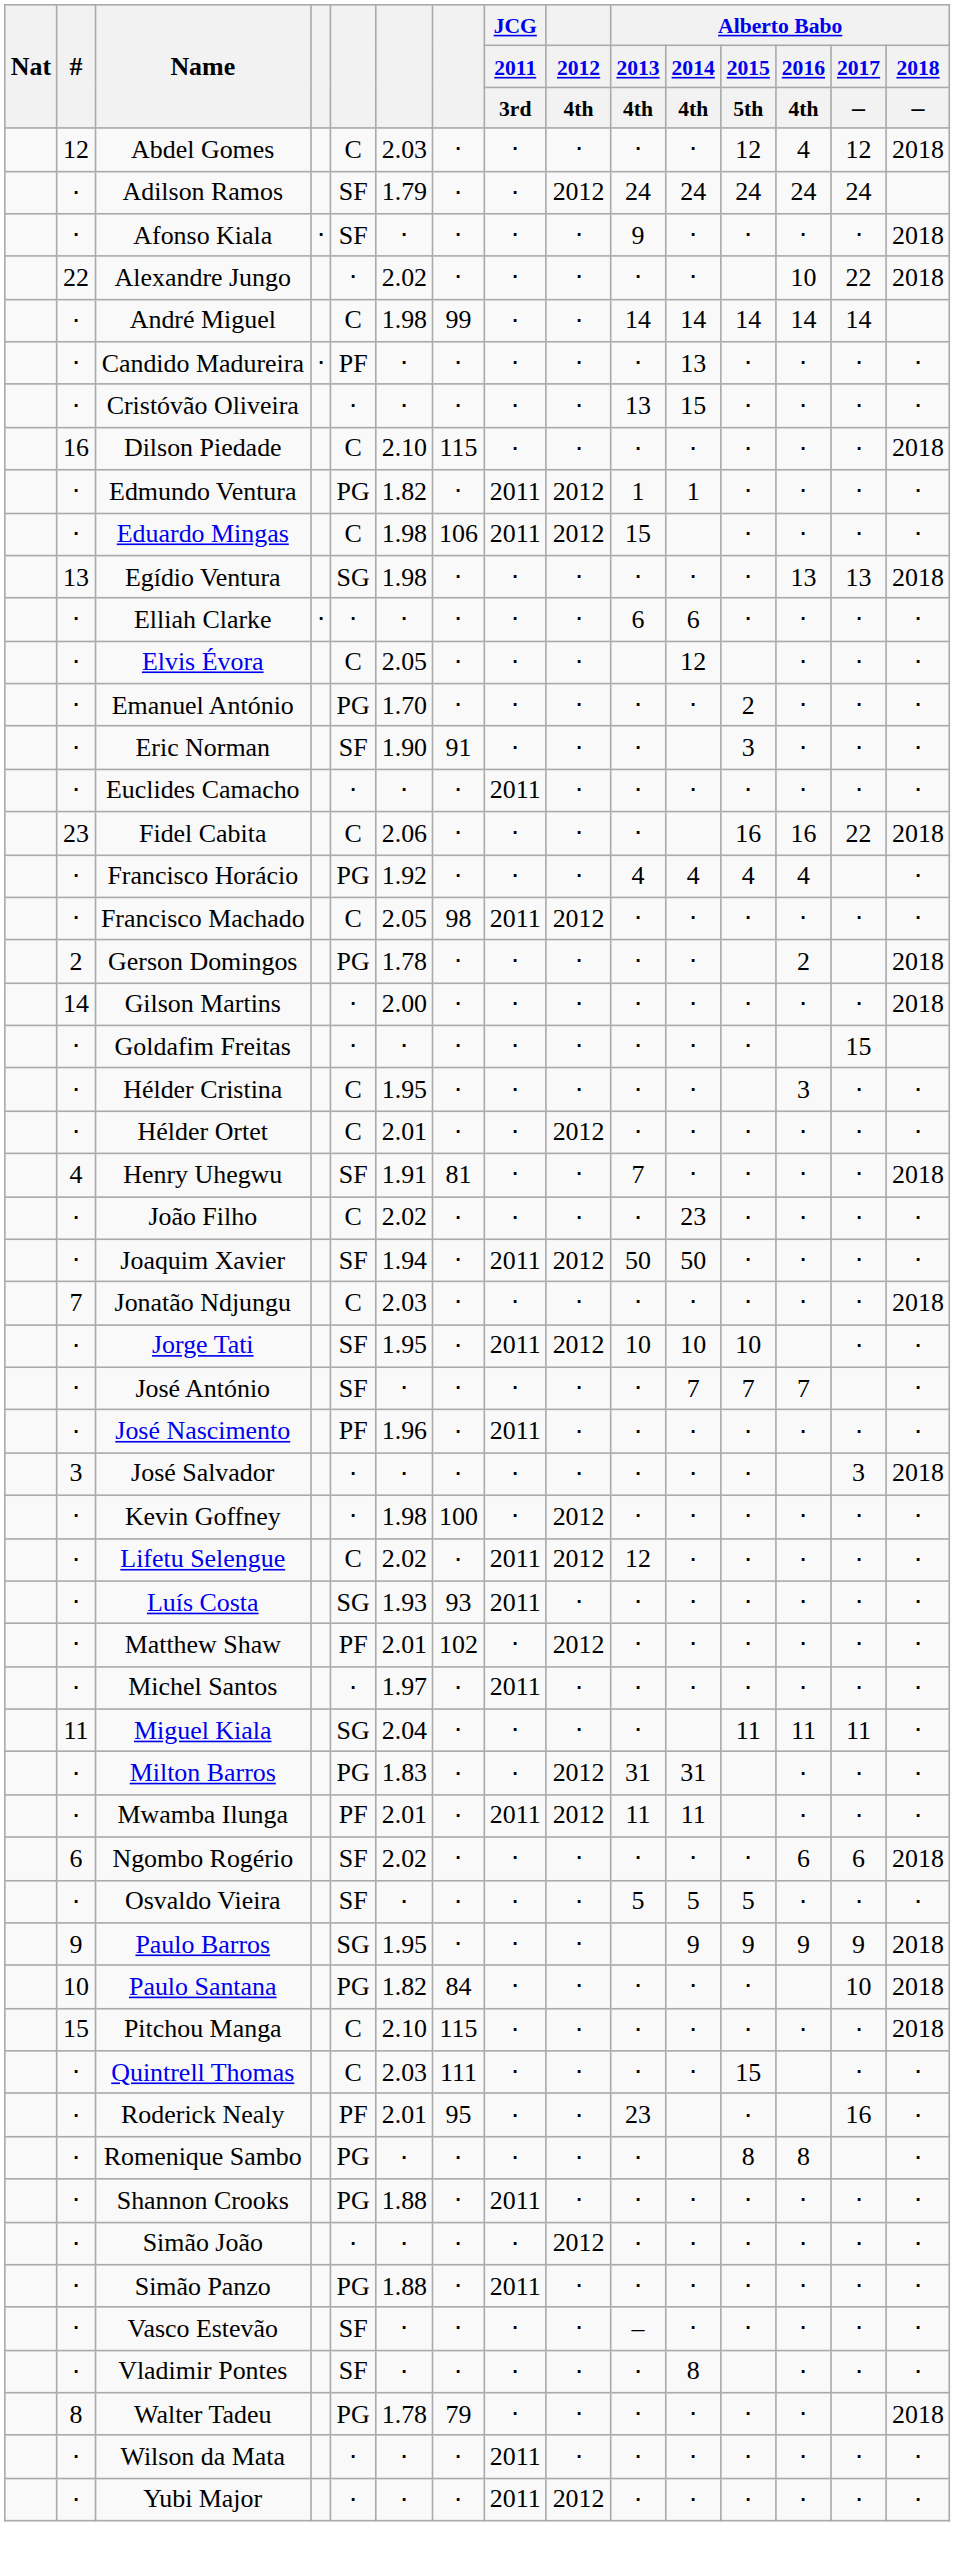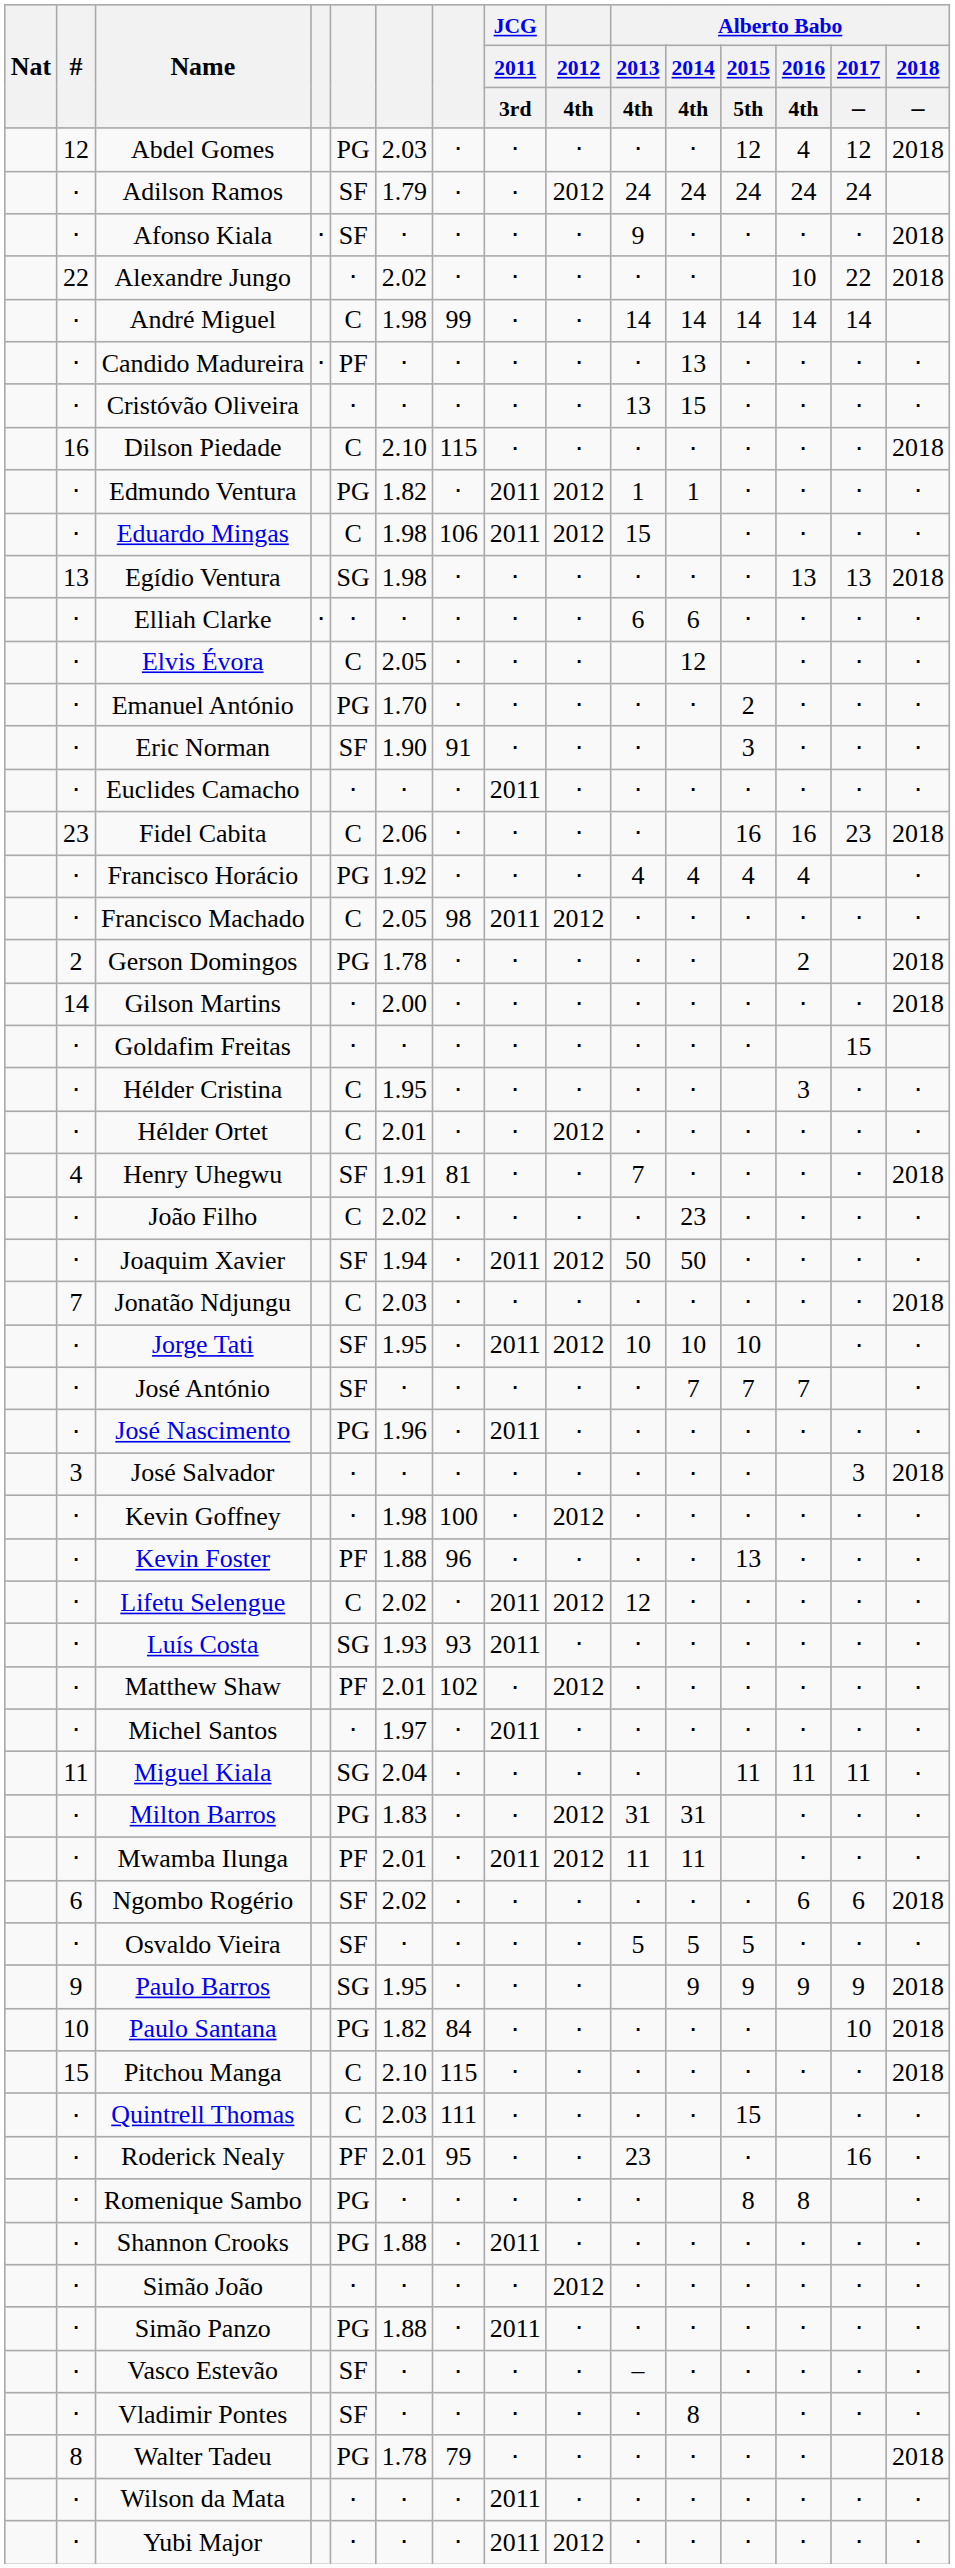(353, 149) C -> (353, 149) PG
(859, 832) 22 -> (859, 832) 23
(353, 1431) PF -> (353, 1431) PG
+ row: (203, 1559)
